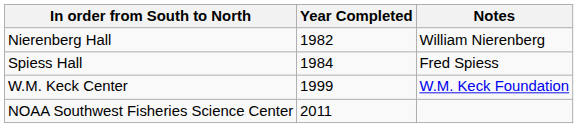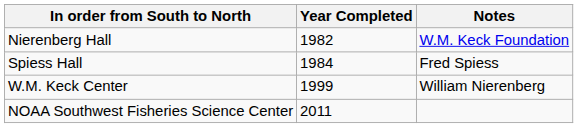(482, 39) William Nierenberg -> (494, 39) W.M. Keck Foundation
(494, 87) W.M. Keck Foundation -> (482, 87) William Nierenberg
